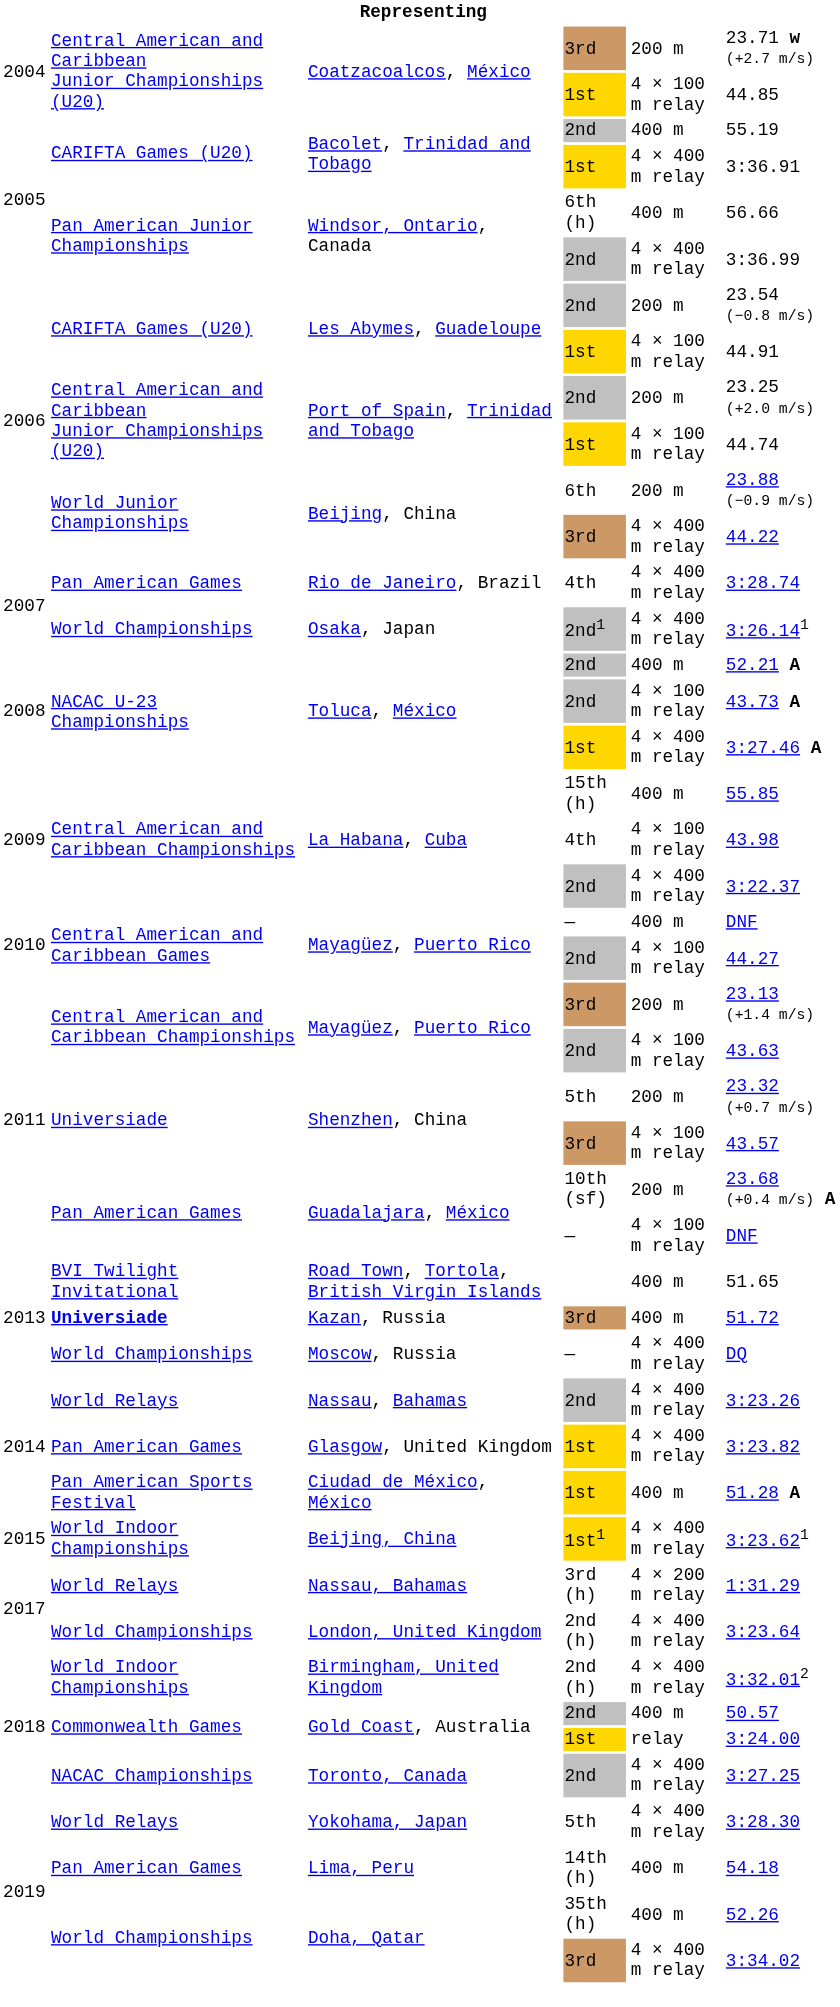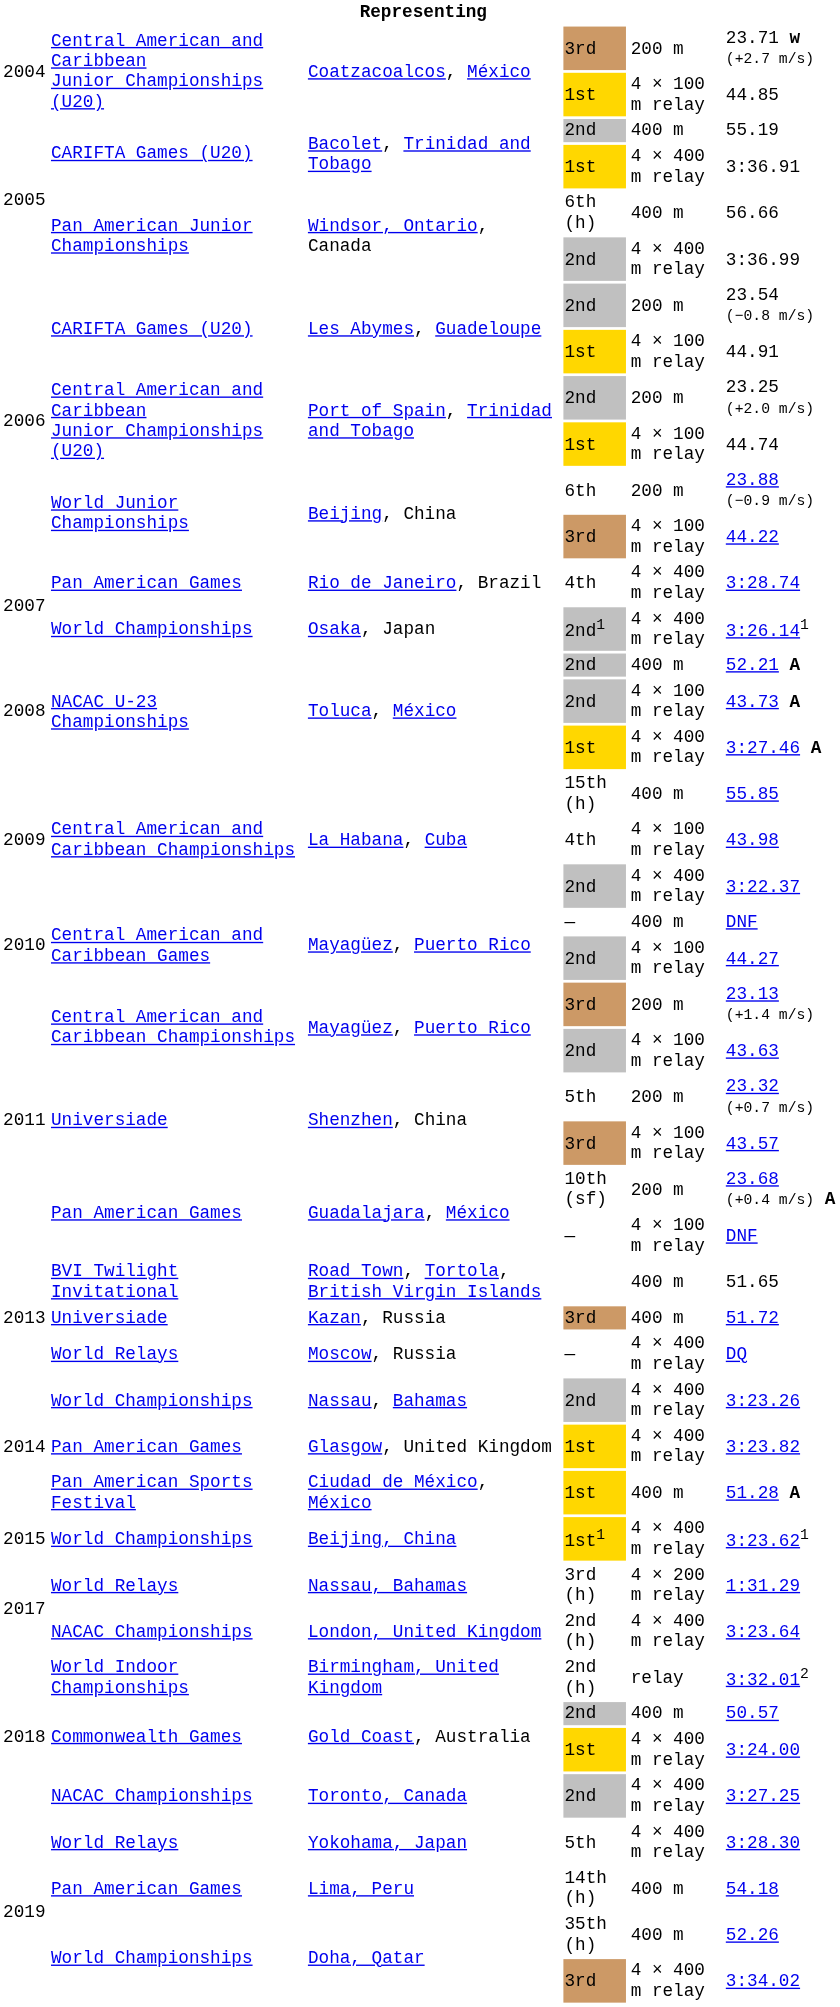(668, 537) 4 × 400 m relay -> (668, 537) 4 × 100 m relay
(109, 1318) bold -> (109, 1318) normal
(152, 1354) World Championships -> (115, 1354) World Relays
(115, 1400) World Relays -> (152, 1400) World Championships
(120, 1539) World Indoor Championships -> (152, 1539) World Championships
(152, 1631) World Championships -> (152, 1631) NACAC Championships
(668, 1678) 4 × 400 m relay -> (657, 1678) relay
(657, 1739) relay -> (668, 1750) 4 × 400 m relay
